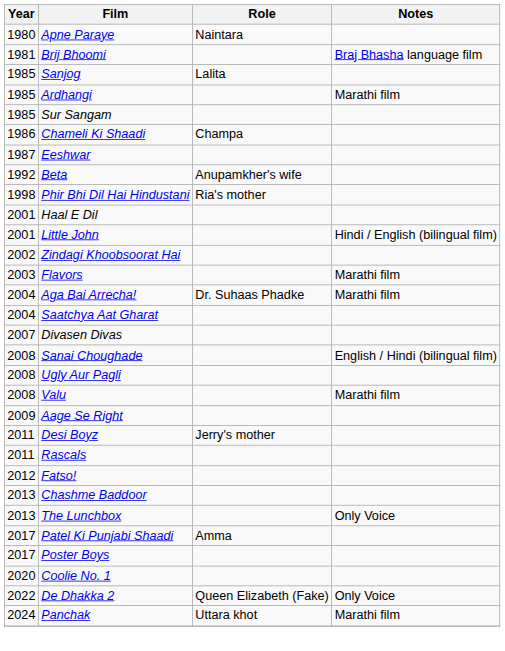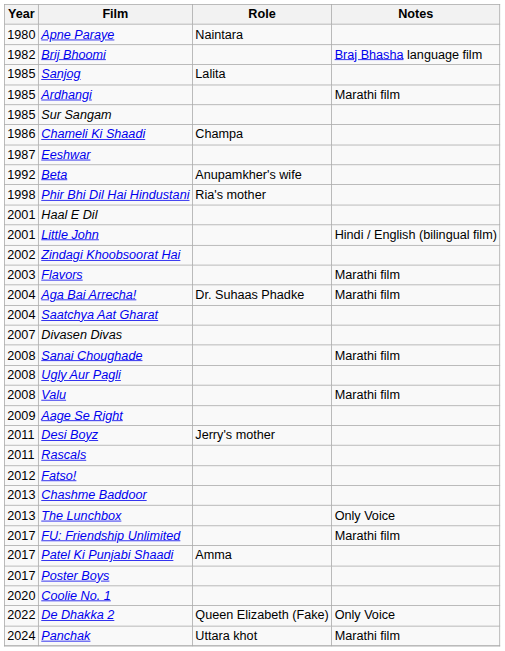(21, 54) 1981 -> (21, 54) 1982
(416, 355) English / Hindi (bilingual film) -> (367, 355) Marathi film
+ row: (111, 535)
